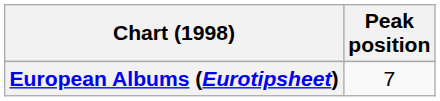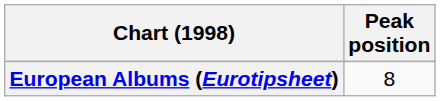(389, 78) 7 -> (389, 78) 8
